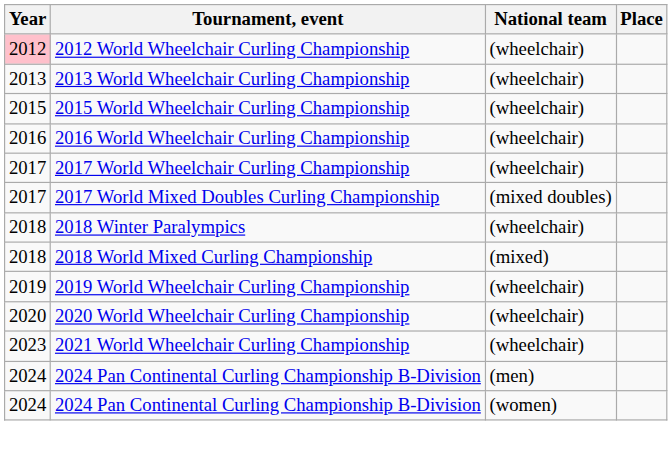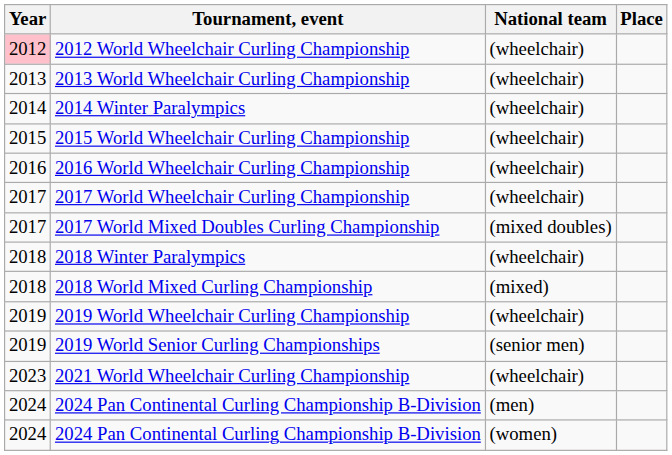+ row: (150, 108)
+ row: (217, 345)
- row: (232, 316)
